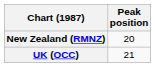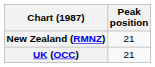(129, 39) 20 -> (129, 39) 21
